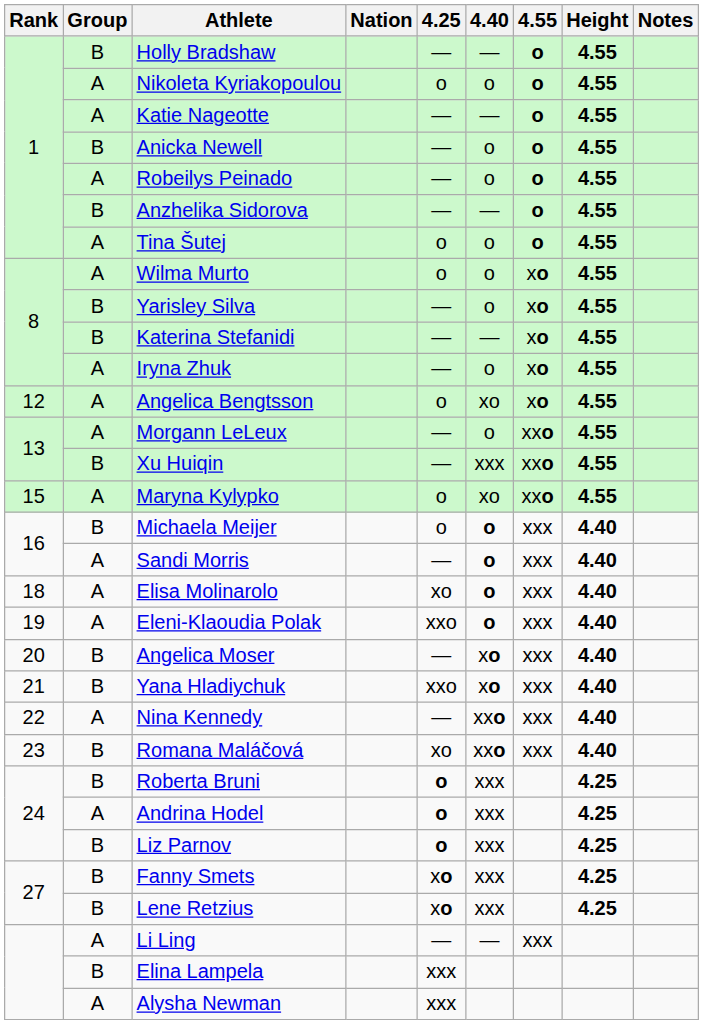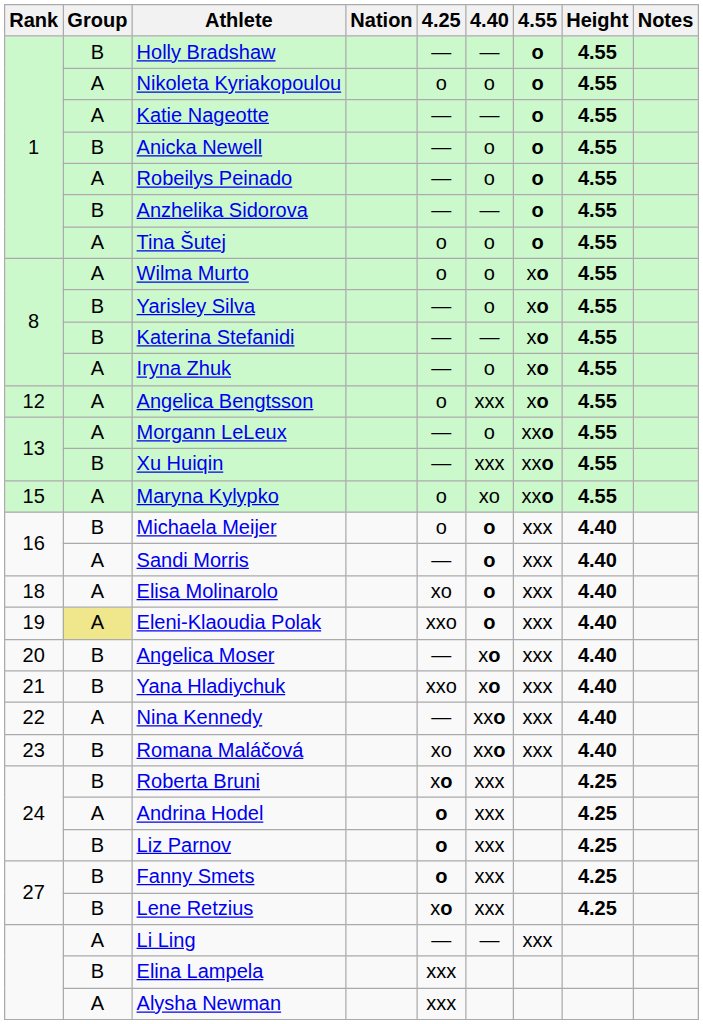(489, 400) xo -> (489, 400) xxx
(97, 623) no background -> (97, 623) khaki background
(441, 781) o -> (441, 781) xo
(441, 876) xo -> (441, 876) o
